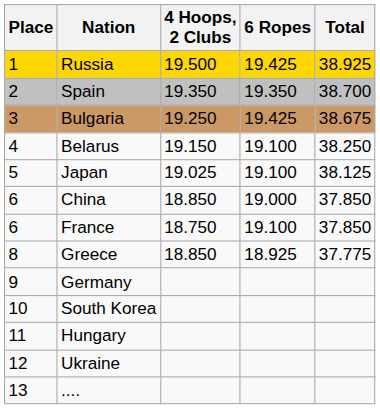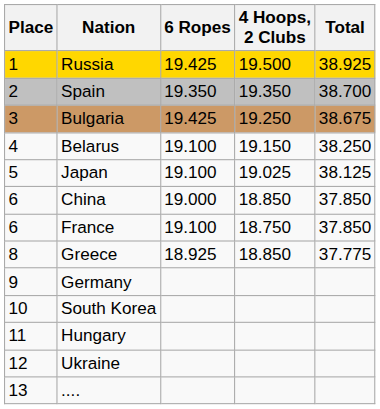columns swapped: (278, 27) <-> (200, 27)
